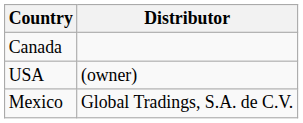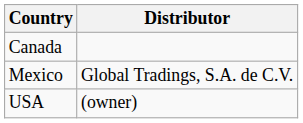rows swapped: (36, 103) <-> (26, 74)
